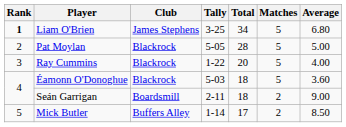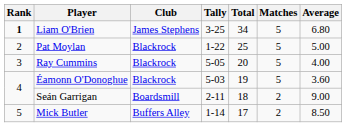(215, 46) 5-05 -> (215, 46) 1-22
(243, 46) 28 -> (243, 46) 25
(215, 63) 1-22 -> (215, 63) 5-05
(243, 79) 18 -> (243, 79) 19
